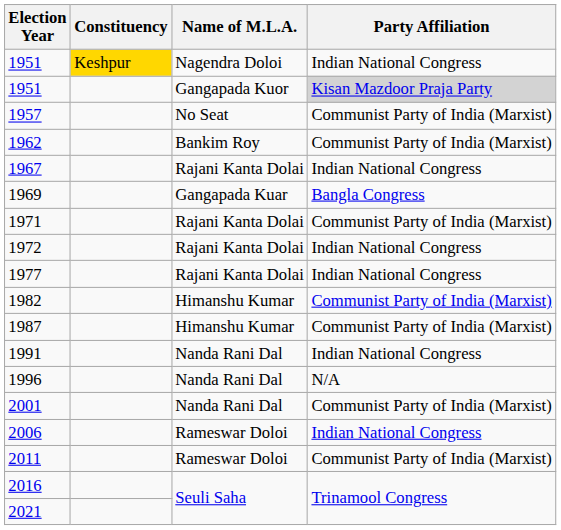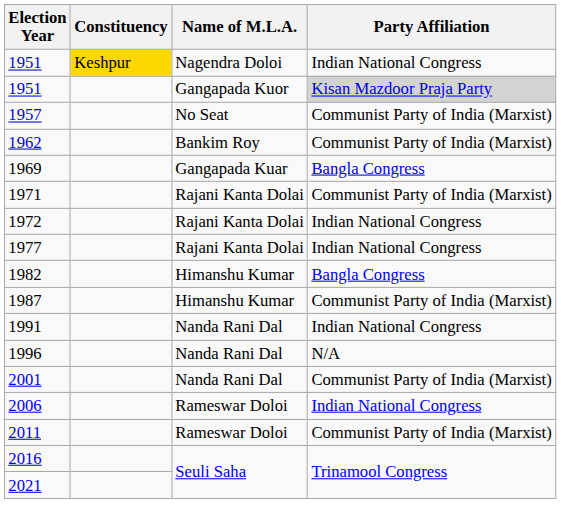- row: (25, 168)
(432, 300) Communist Party of India (Marxist) -> (368, 273) Bangla Congress
